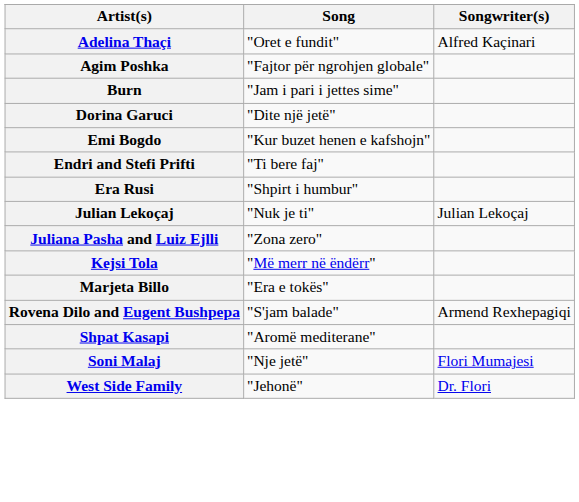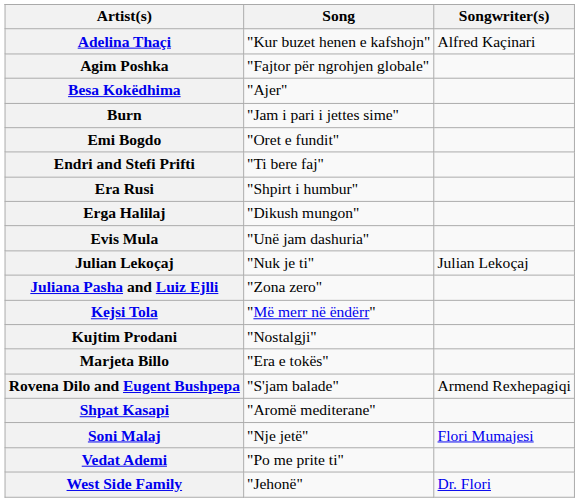(293, 41) "Oret e fundit" -> (339, 41) "Kur buzet henen e kafshojn"
+ row: (124, 90)
- row: (124, 115)
(339, 139) "Kur buzet henen e kafshojn" -> (293, 139) "Oret e fundit"
+ row: (124, 213)
+ row: (124, 238)
+ row: (124, 336)
+ row: (124, 459)
